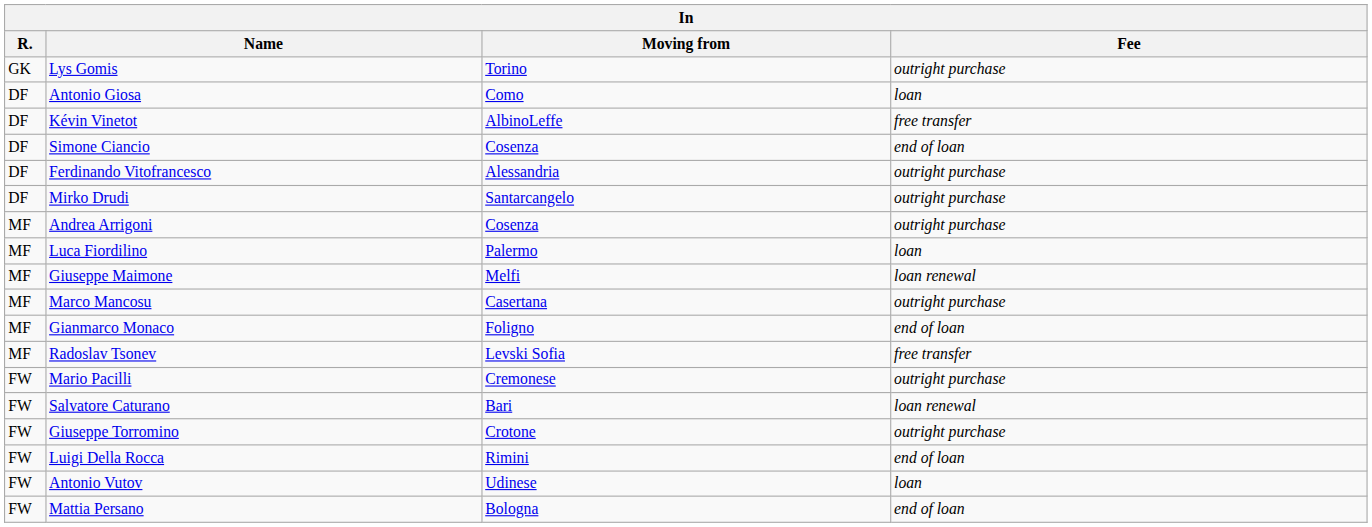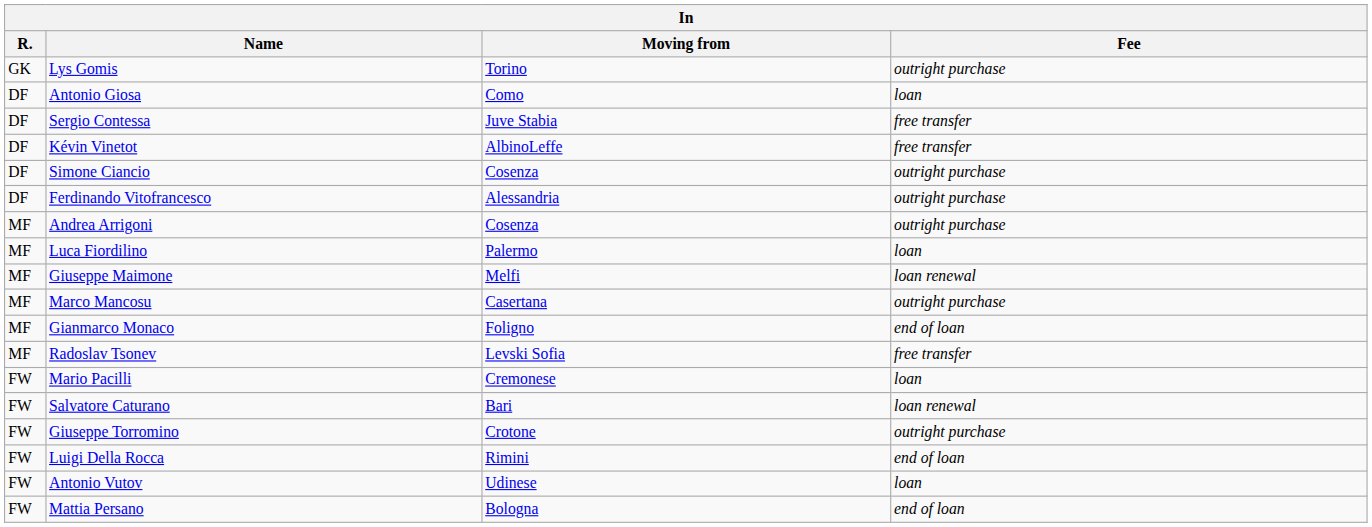+ row: (100, 121)
(929, 147) end of loan -> (950, 173) outright purchase
- row: (89, 199)
(950, 380) outright purchase -> (908, 380) loan
